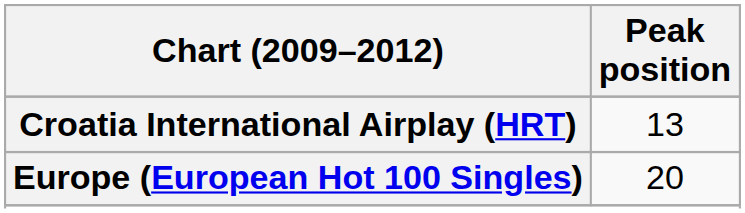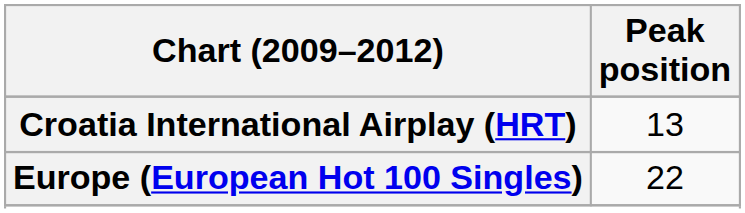(665, 177) 20 -> (665, 177) 22
